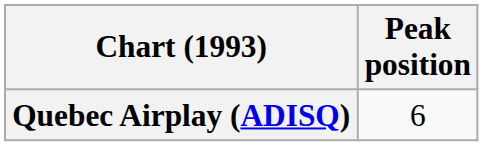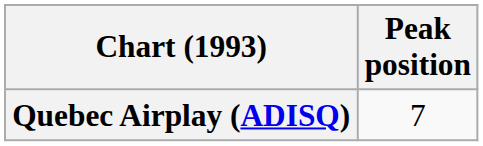(418, 114) 6 -> (418, 114) 7
